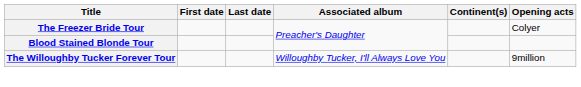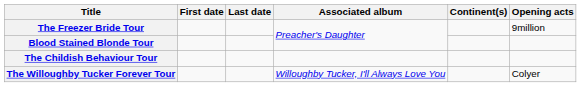(526, 27) Colyer -> (528, 27) 9million
+ row: (91, 58)
(528, 58) 9million -> (526, 74) Colyer
